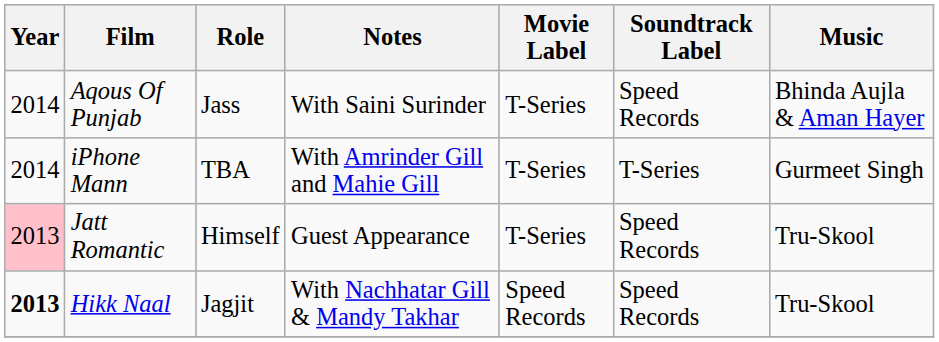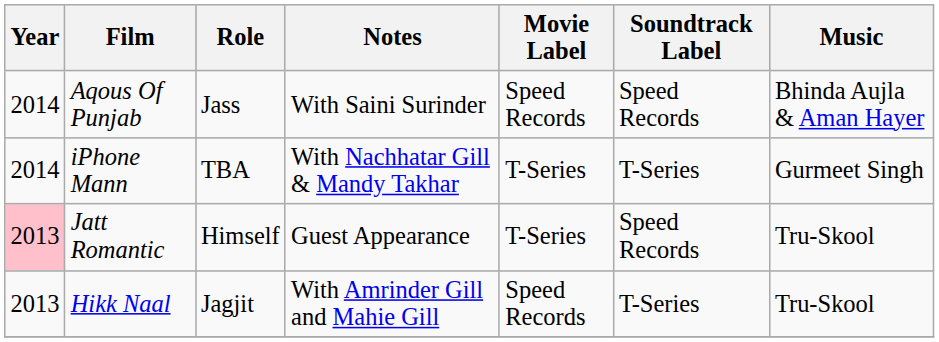(546, 104) T-Series -> (545, 104) Speed Records
(387, 170) With Amrinder Gill and Mahie Gill -> (390, 170) With Nachhatar Gill & Mandy Takhar
(35, 303) bold -> (35, 303) normal
(390, 303) With Nachhatar Gill & Mandy Takhar -> (387, 303) With Amrinder Gill and Mahie Gill
(659, 303) Speed Records -> (659, 303) T-Series
